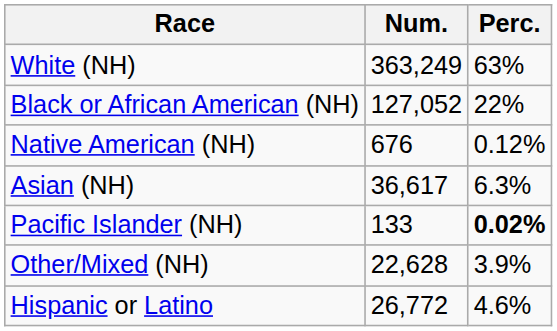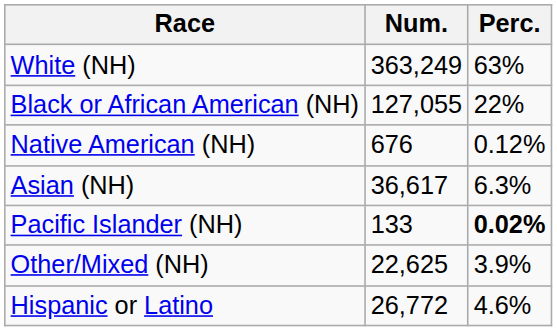(416, 104) 127,052 -> (416, 104) 127,055
(409, 265) 22,628 -> (409, 265) 22,625
